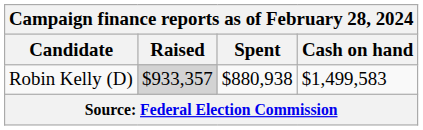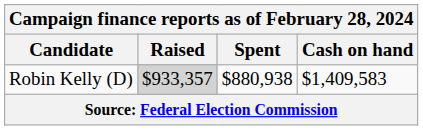(344, 79) $1,499,583 -> (344, 79) $1,409,583
